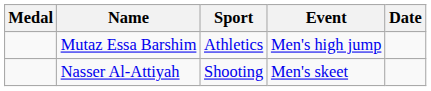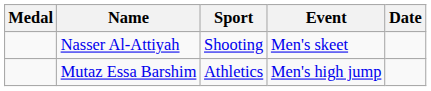rows swapped: (129, 45) <-> (120, 72)
